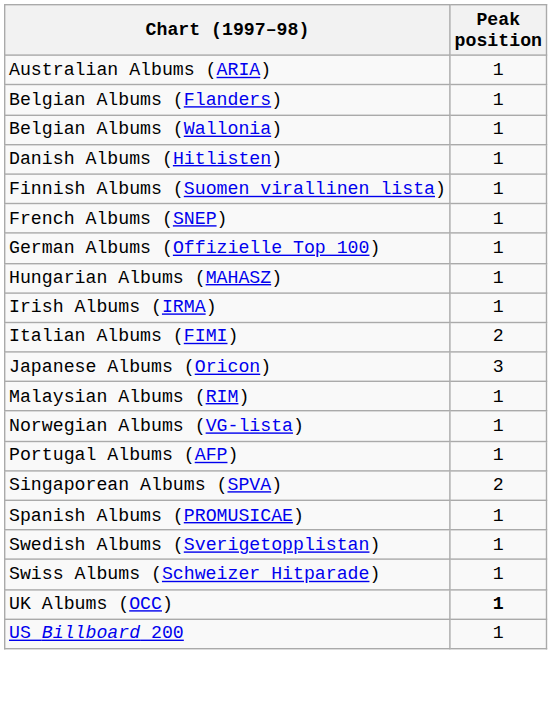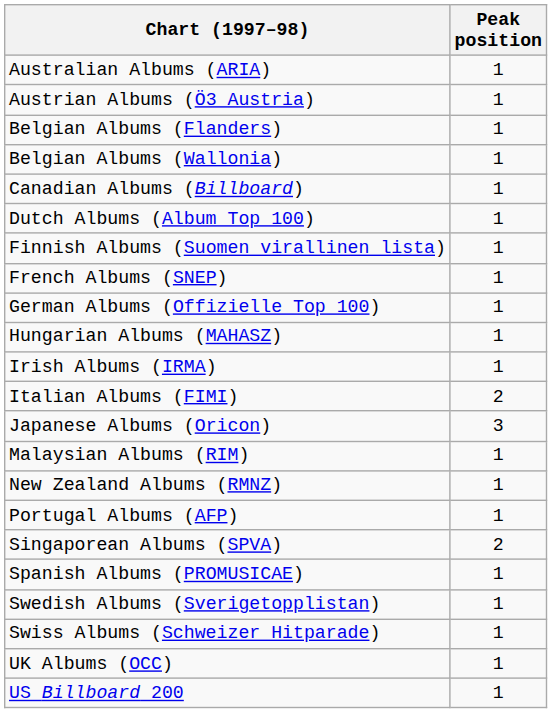+ row: (162, 100)
+ row: (156, 189)
- row: (146, 159)
+ row: (162, 219)
+ row: (146, 485)
- row: (157, 426)
(498, 604) bold -> (498, 663) normal
